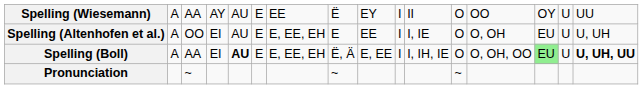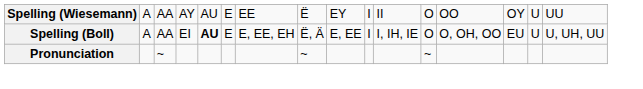- row: (86, 34)
(546, 53) lightgreen background -> (516, 34) no background
(605, 53) bold -> (575, 34) normal
